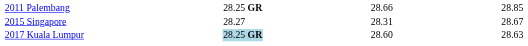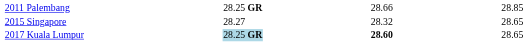(382, 21) 28.31 -> (382, 21) 28.32
(512, 21) 28.67 -> (512, 21) 28.65
(382, 35) normal -> (382, 35) bold
(512, 35) 28.63 -> (512, 35) 28.65
